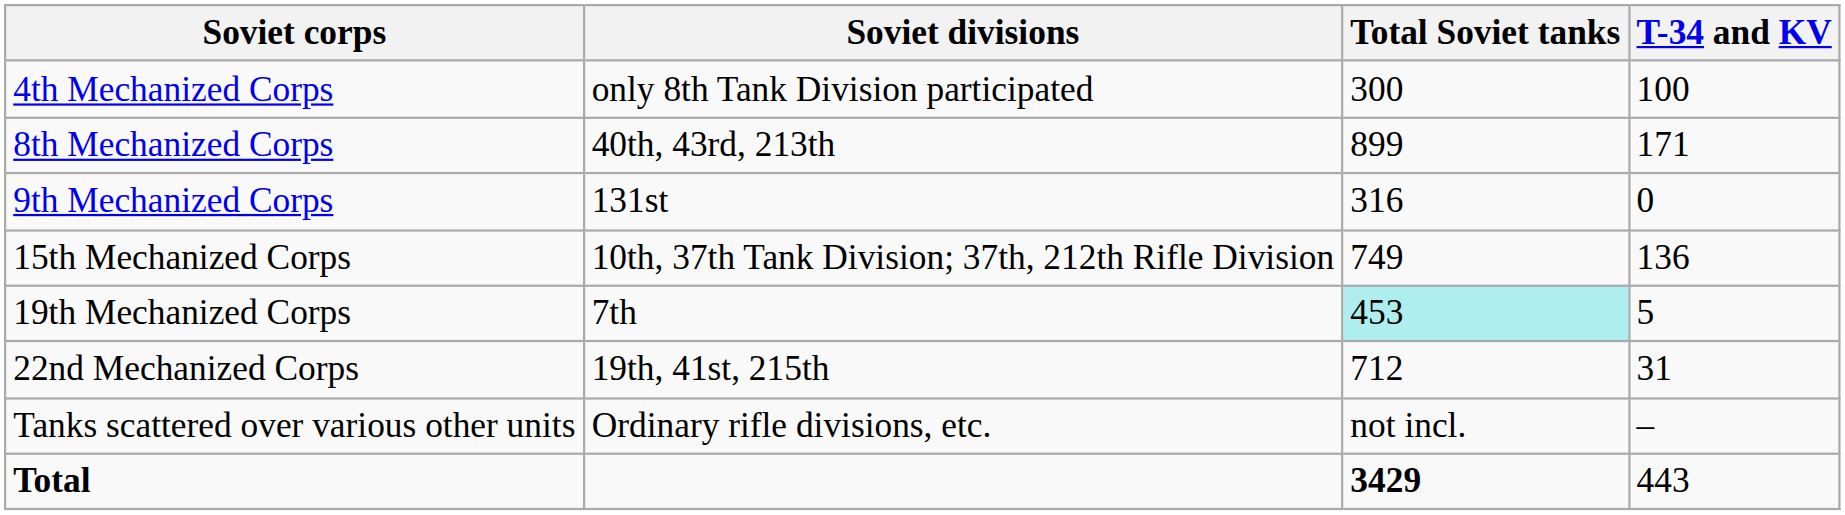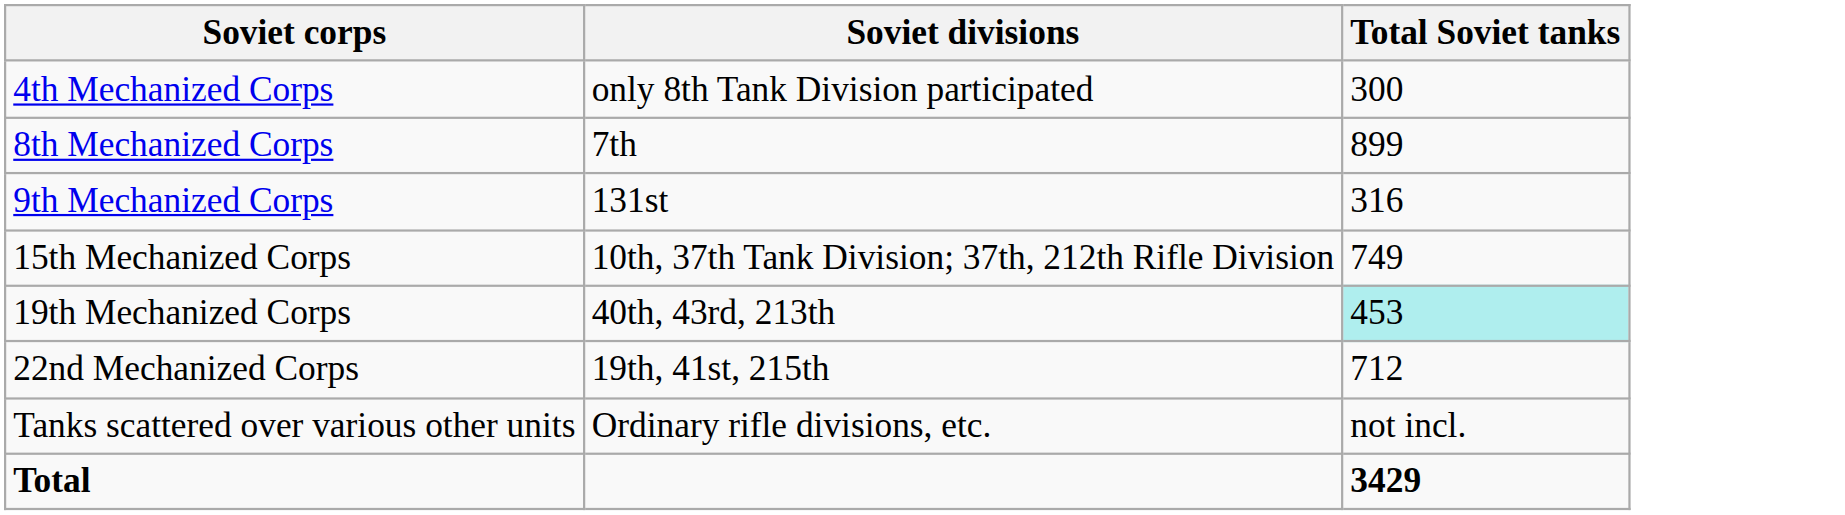- column: (1734, 32)
(713, 144) 40th, 43rd, 213th -> (614, 144) 7th
(614, 312) 7th -> (713, 312) 40th, 43rd, 213th
